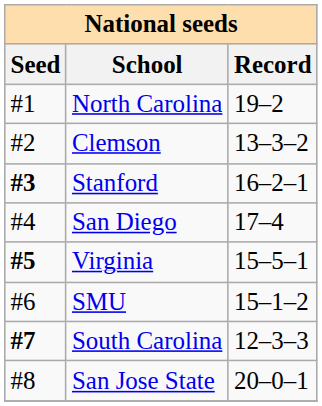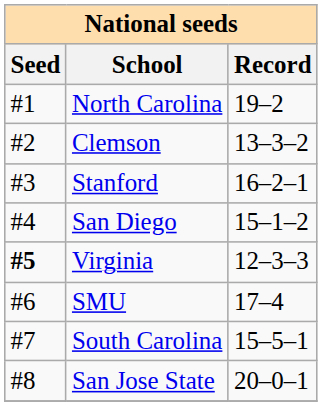(23, 182) bold -> (23, 182) normal
(259, 222) 17–4 -> (271, 222) 15–1–2
(271, 261) 15–5–1 -> (271, 261) 12–3–3
(271, 301) 15–1–2 -> (259, 301) 17–4
(23, 340) bold -> (23, 340) normal
(271, 340) 12–3–3 -> (271, 340) 15–5–1
